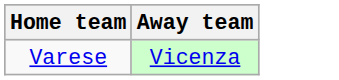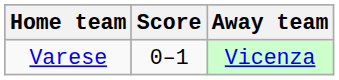+ column: (169, 22)
